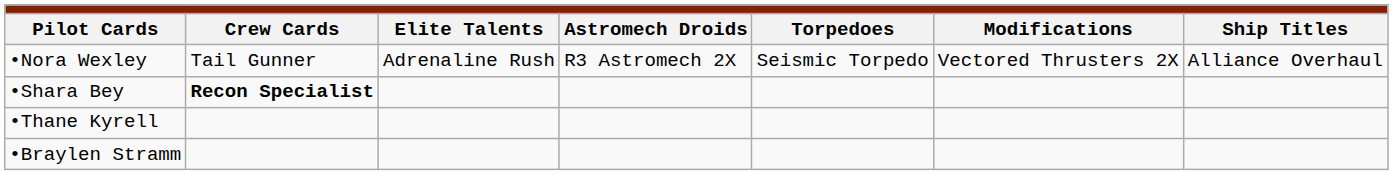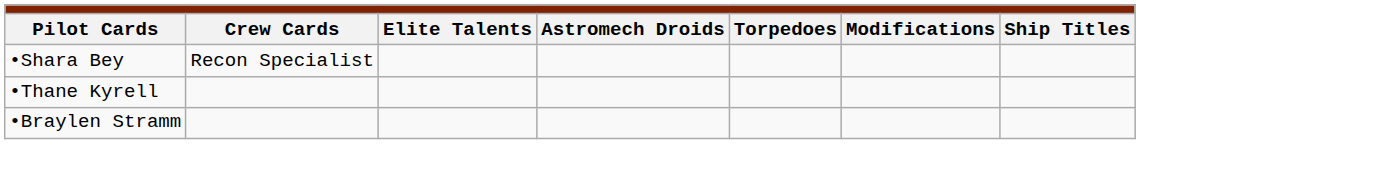- row: (78, 61)
(282, 92) bold -> (282, 61) normal
